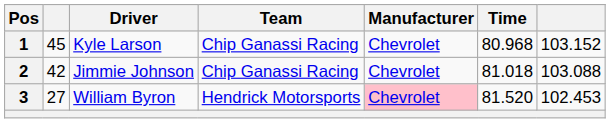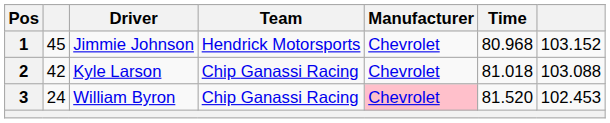(117, 44) Kyle Larson -> (134, 44) Jimmie Johnson
(280, 44) Chip Ganassi Racing -> (281, 44) Hendrick Motorsports
(134, 71) Jimmie Johnson -> (117, 71) Kyle Larson
(56, 97) 27 -> (56, 97) 24
(281, 97) Hendrick Motorsports -> (280, 97) Chip Ganassi Racing
